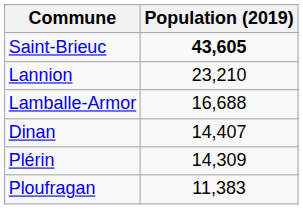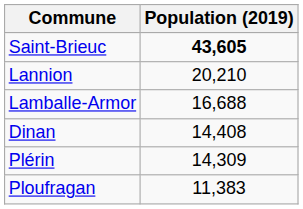(219, 75) 23,210 -> (219, 75) 20,210
(219, 132) 14,407 -> (219, 132) 14,408
